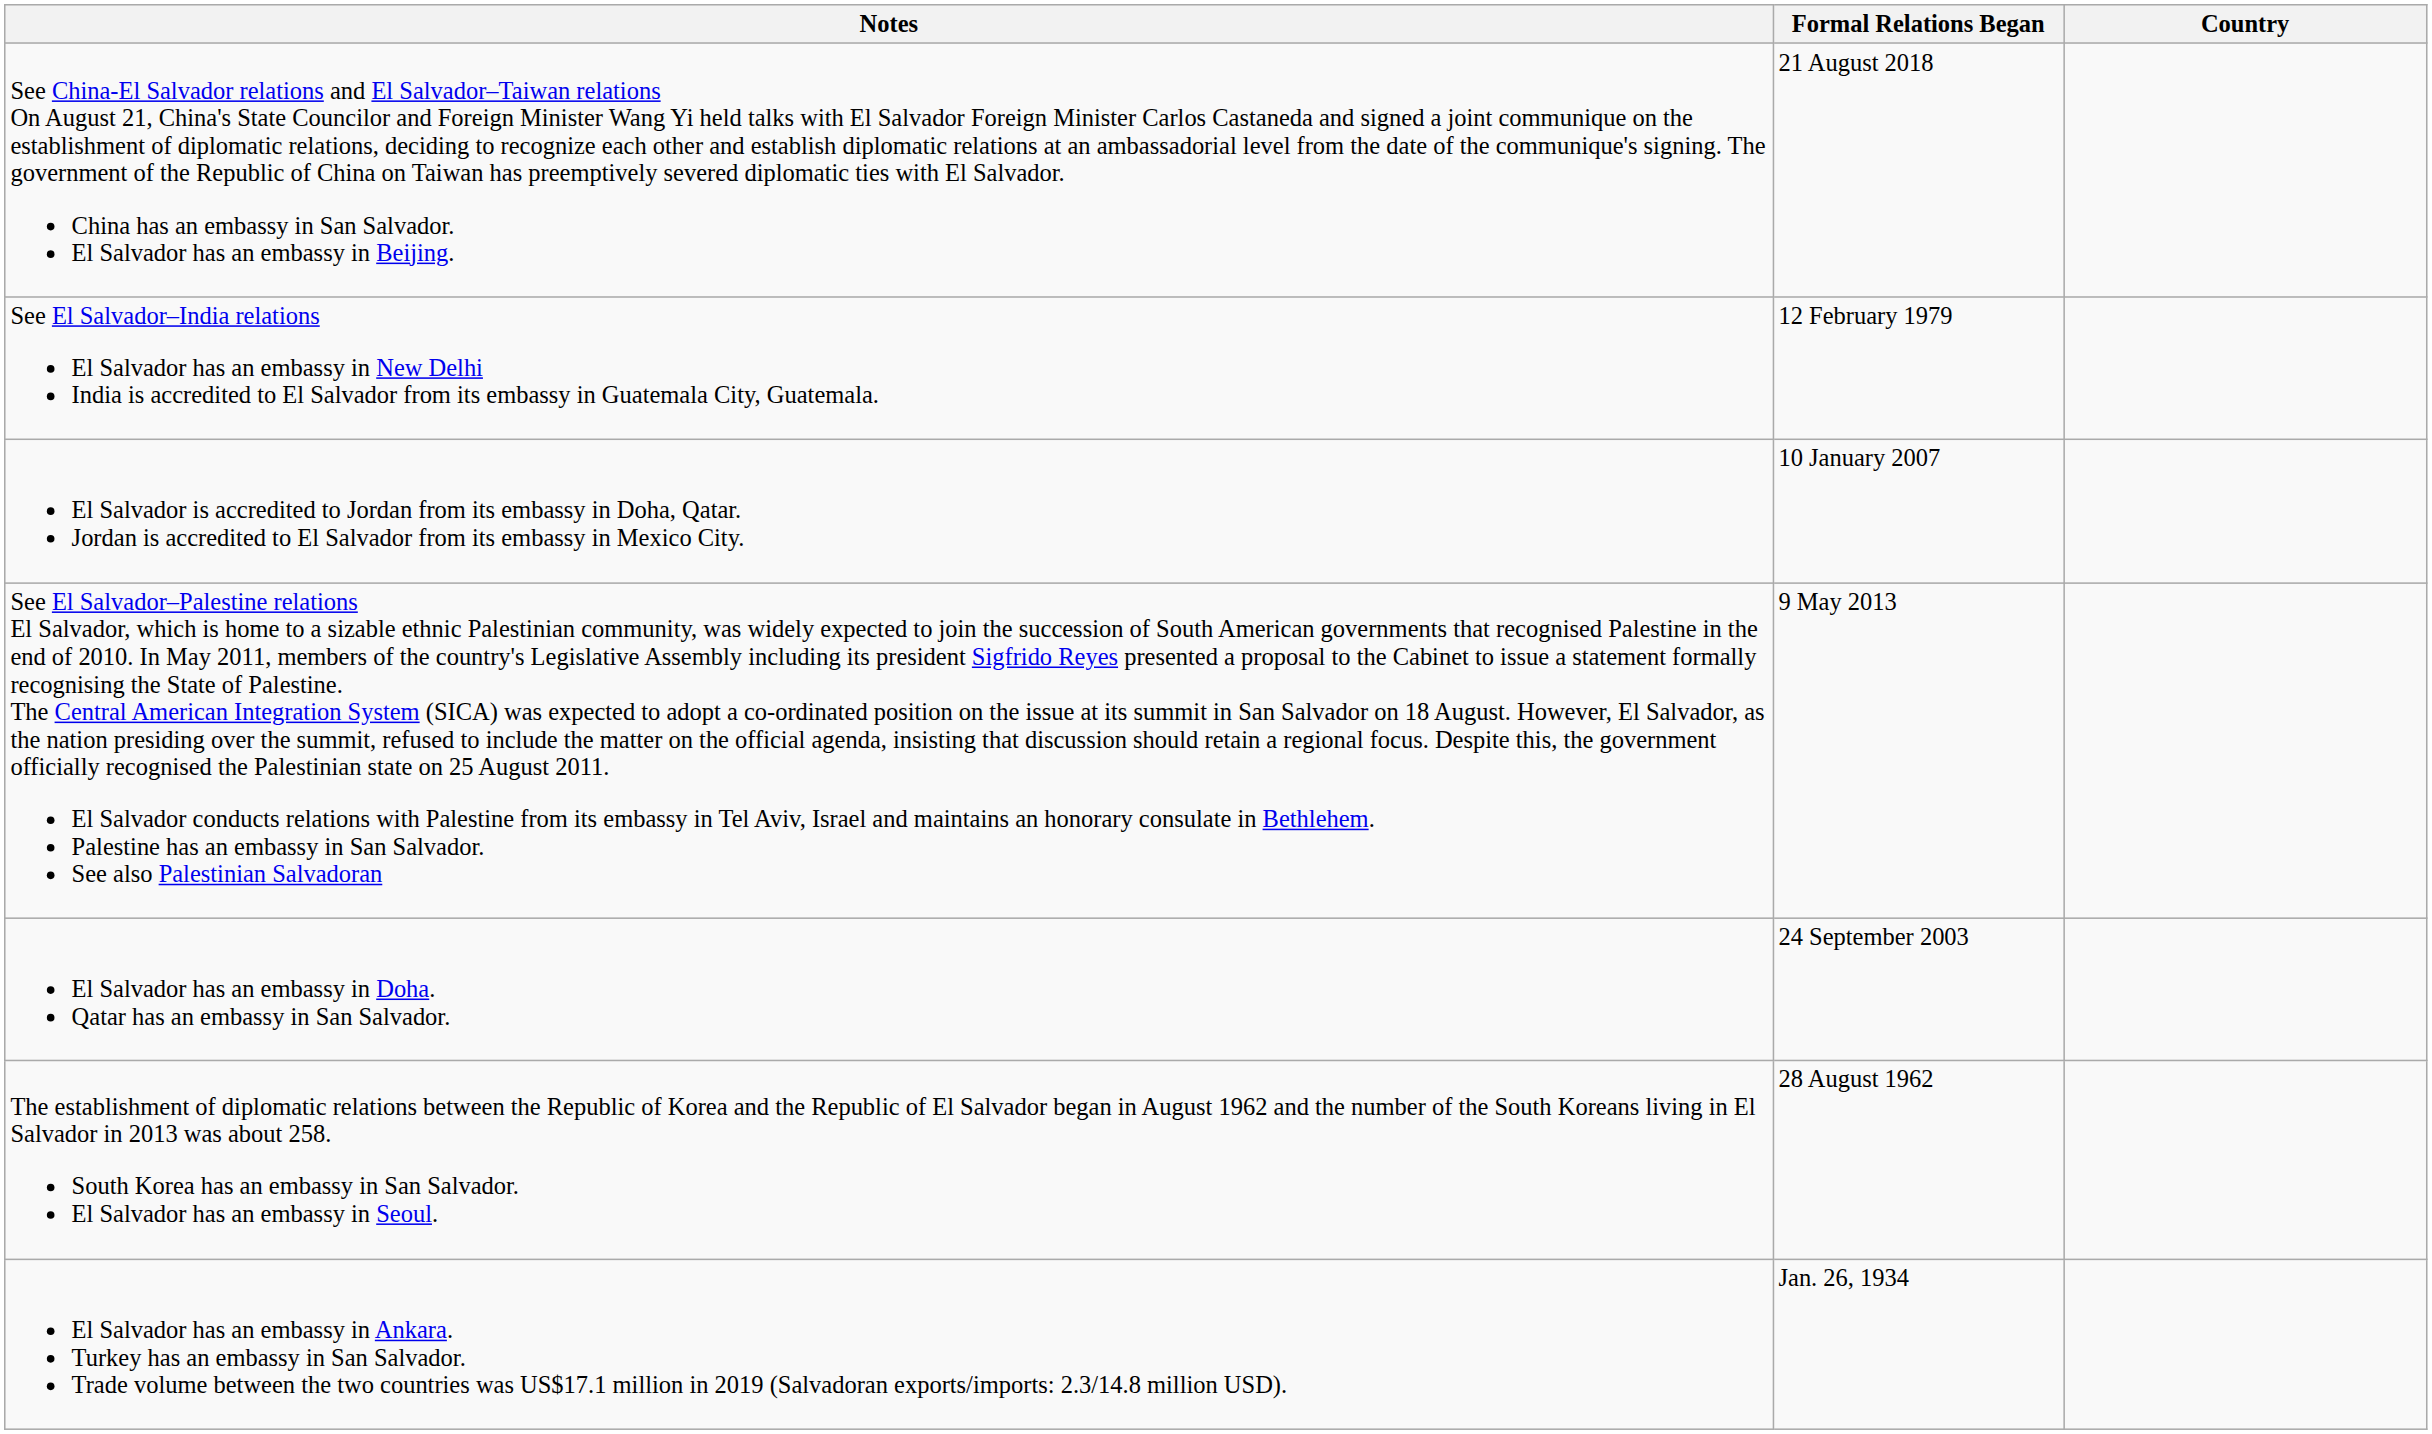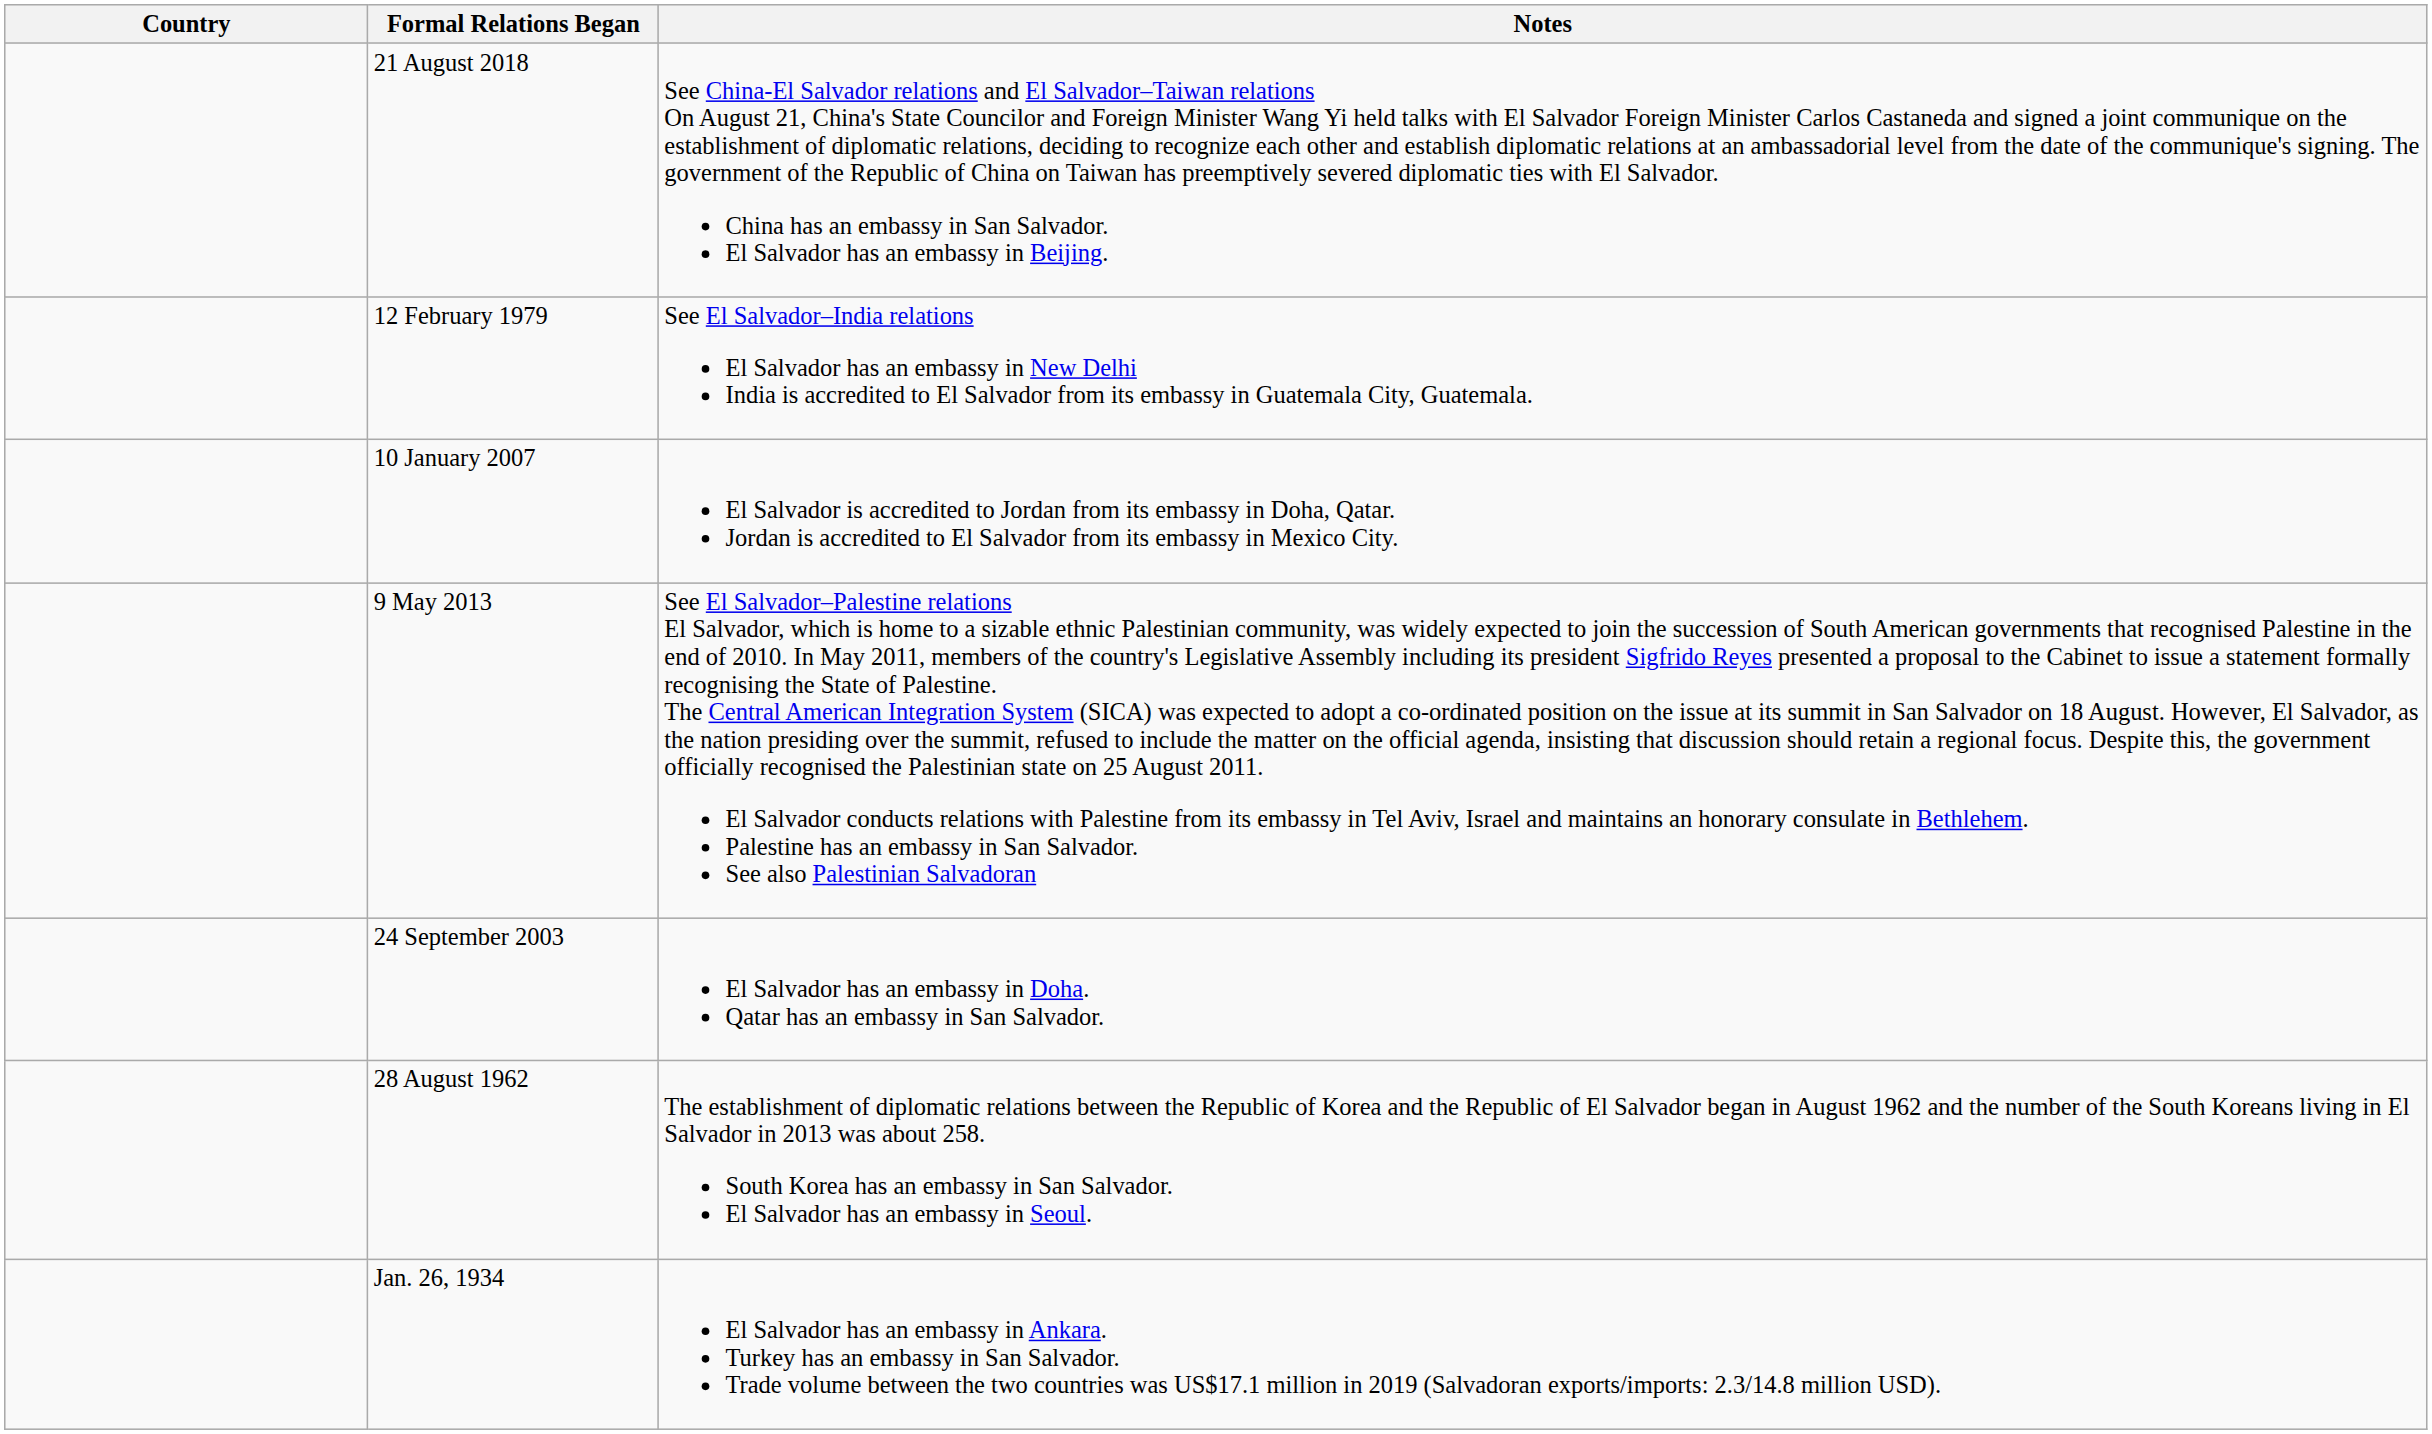columns swapped: (2245, 23) <-> (889, 23)
